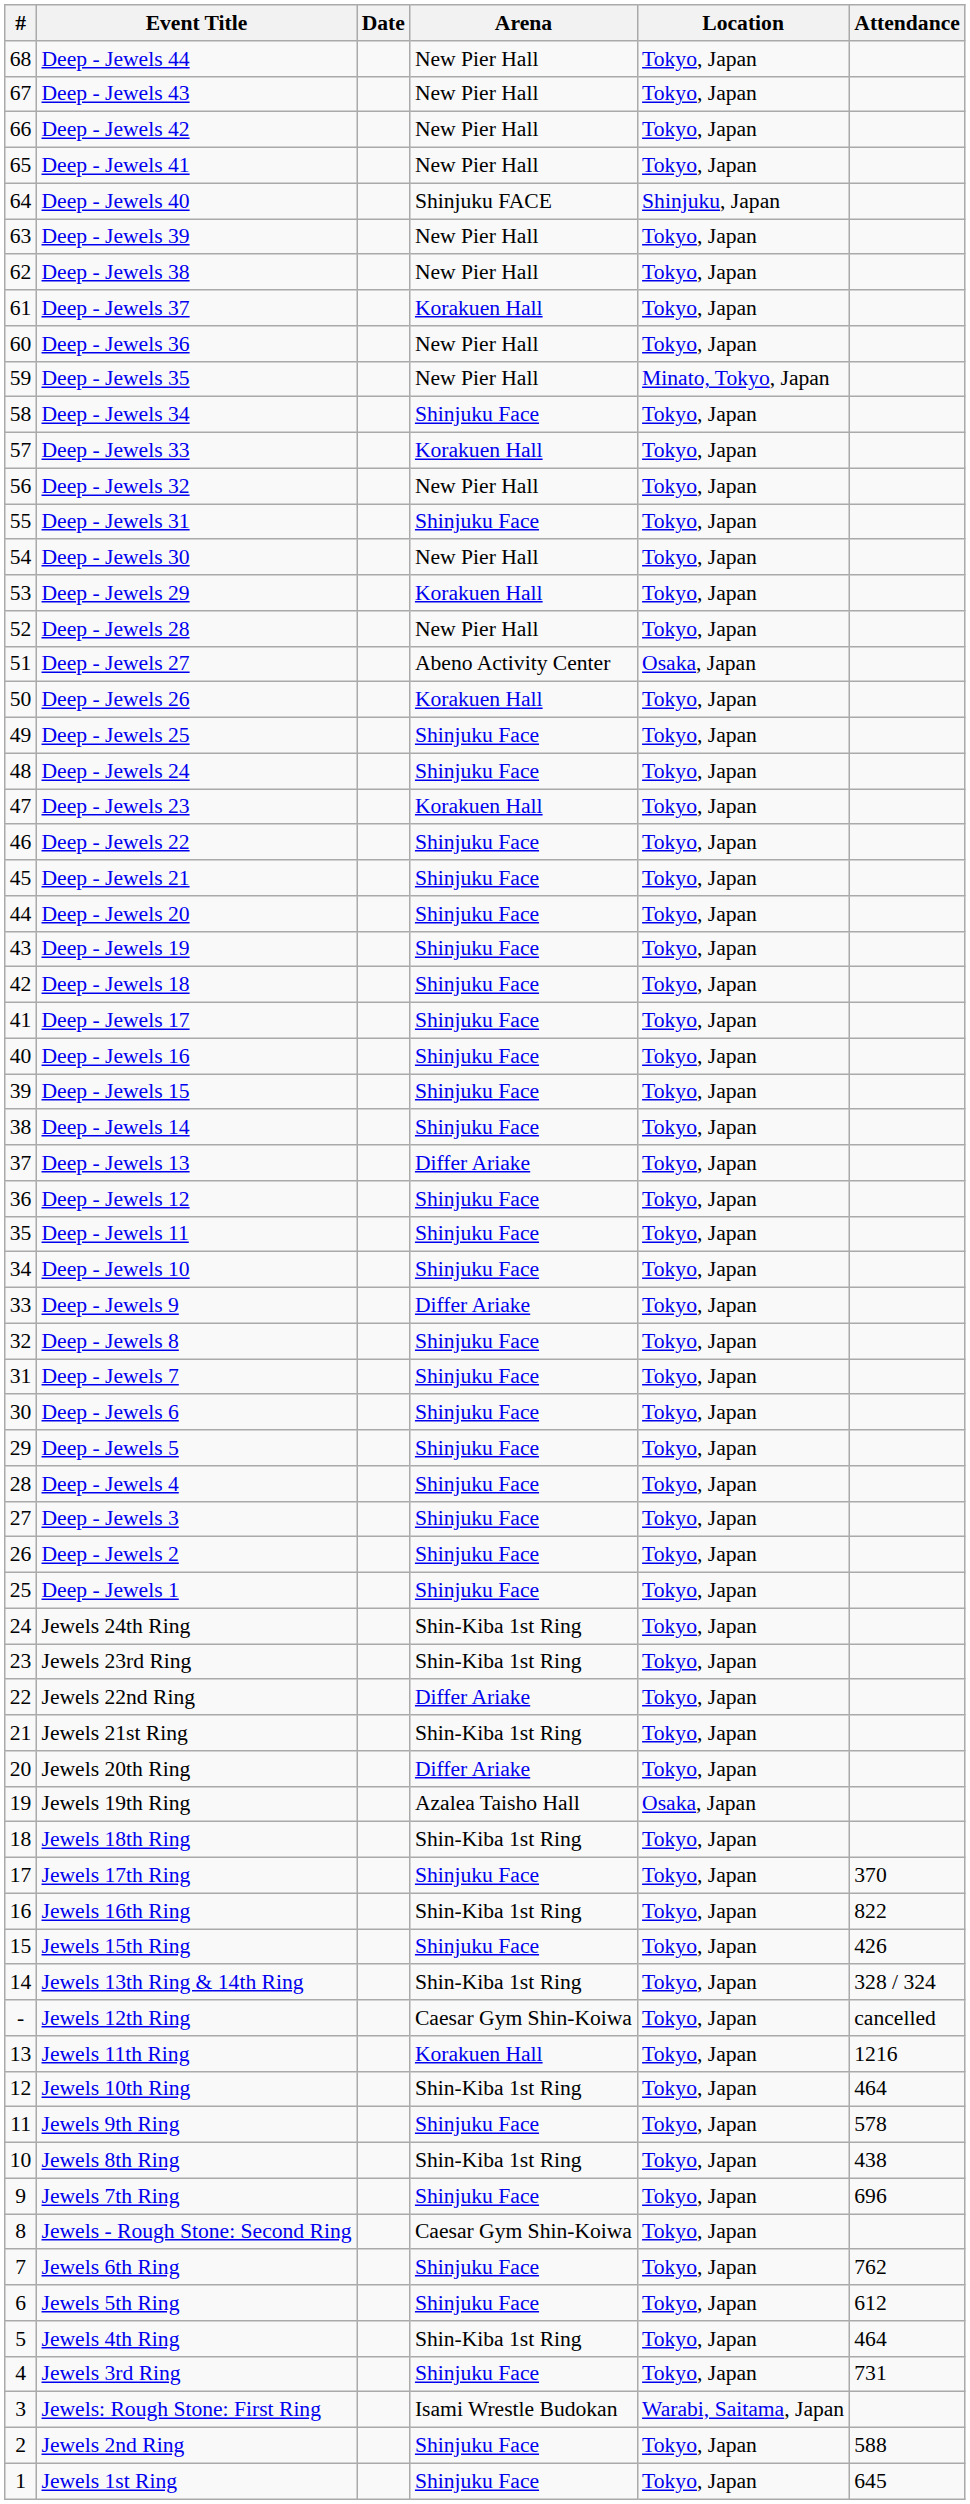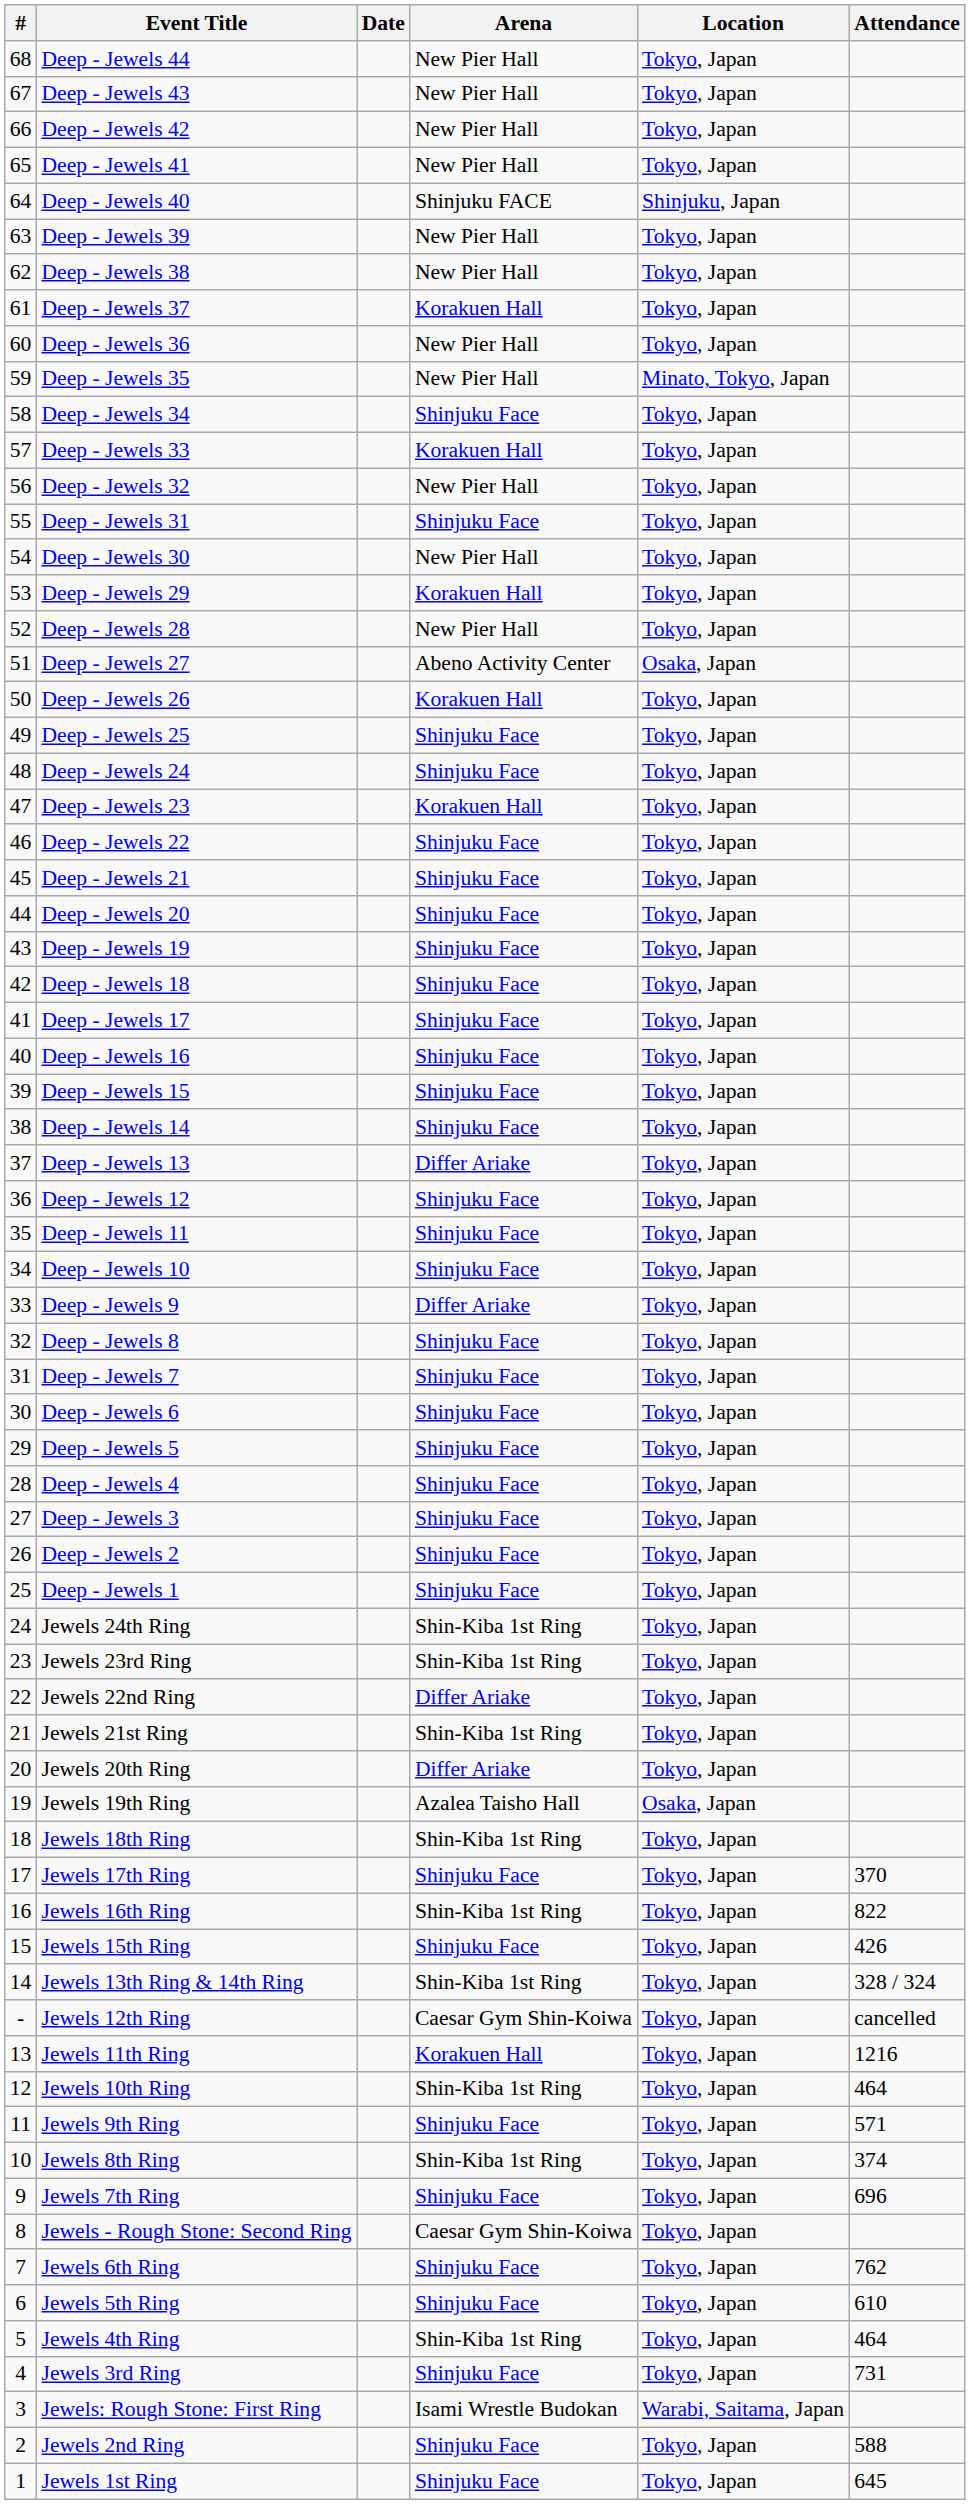(870, 2124) 578 -> (870, 2124) 571
(870, 2160) 438 -> (870, 2160) 374
(870, 2302) 612 -> (870, 2302) 610
